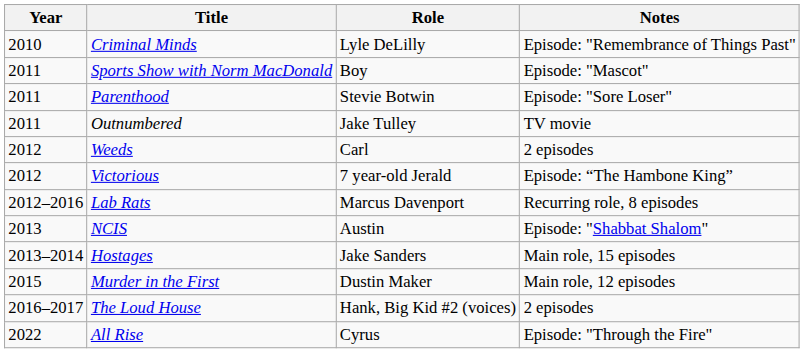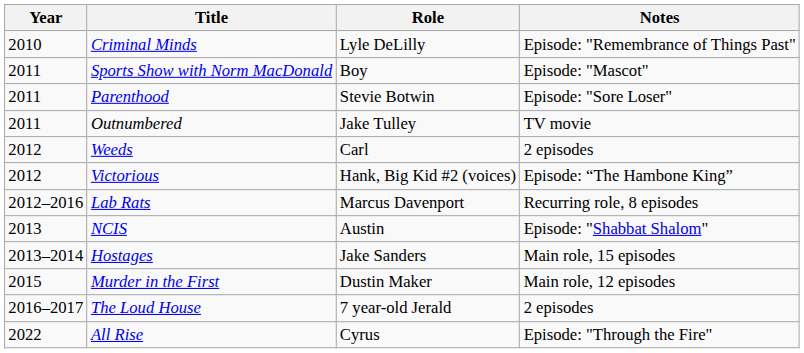(396, 176) 7 year-old Jerald -> (428, 176) Hank, Big Kid #2 (voices)
(428, 307) Hank, Big Kid #2 (voices) -> (396, 307) 7 year-old Jerald
